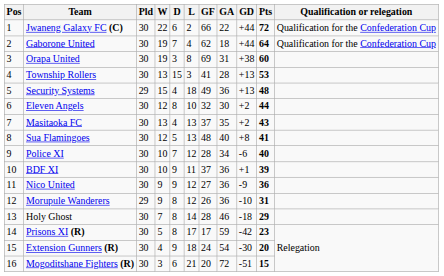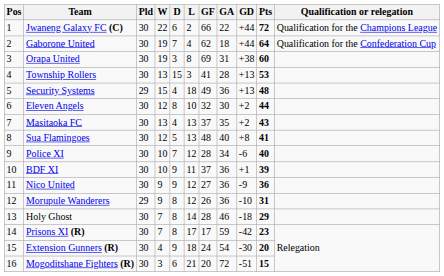(356, 28) Qualification for the Confederation Cup -> (357, 28) Qualification for the Champions League
(160, 232) 5 -> (160, 232) 7
